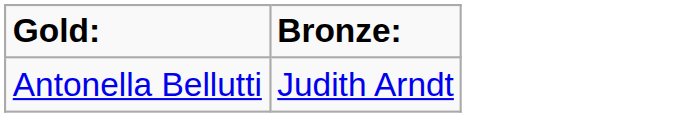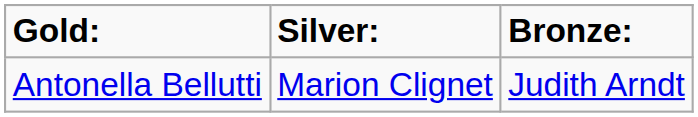+ column: (328, 31)
